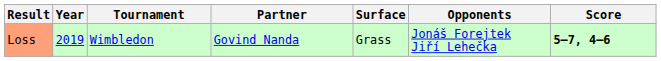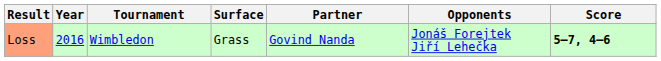columns swapped: (381, 14) <-> (282, 14)
(70, 40) 2019 -> (70, 40) 2016
